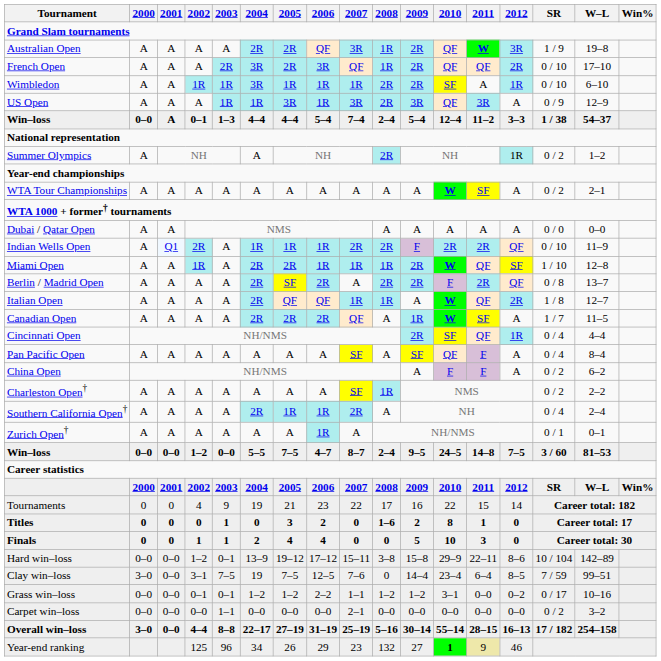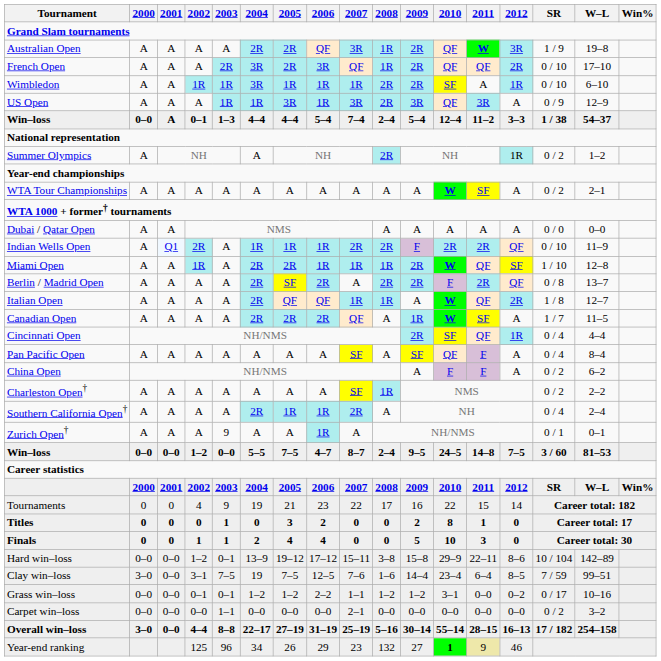(226, 432) A -> (226, 432) 9
(387, 522) 1–6 -> (387, 522) 0
(387, 576) 0 -> (387, 576) 1–6
